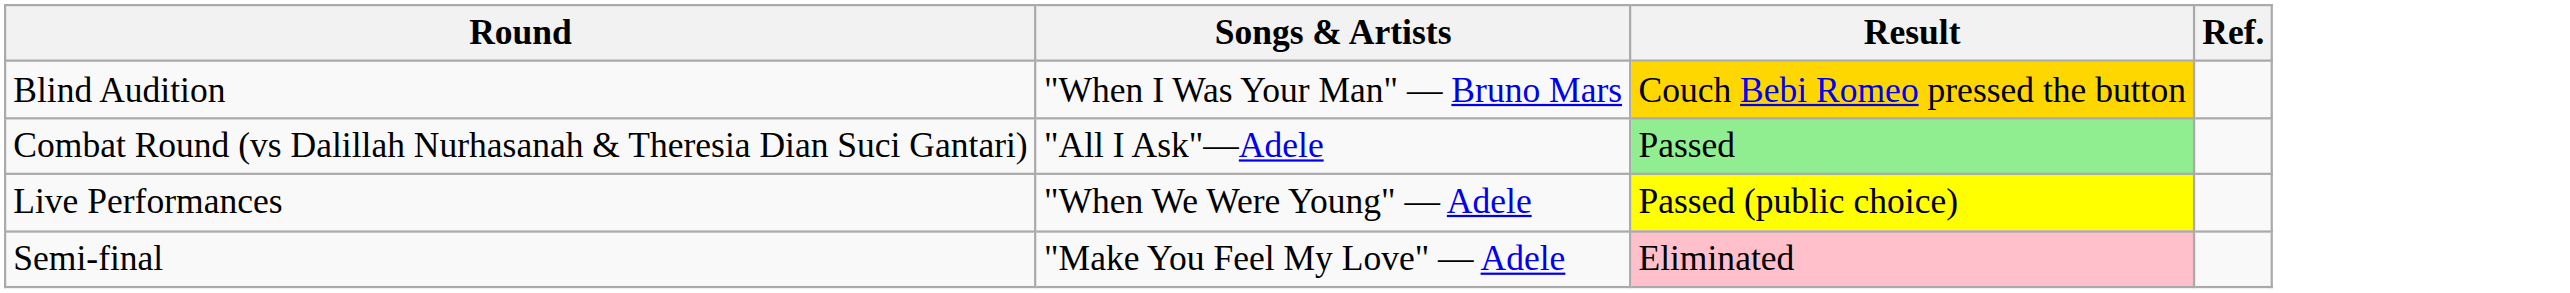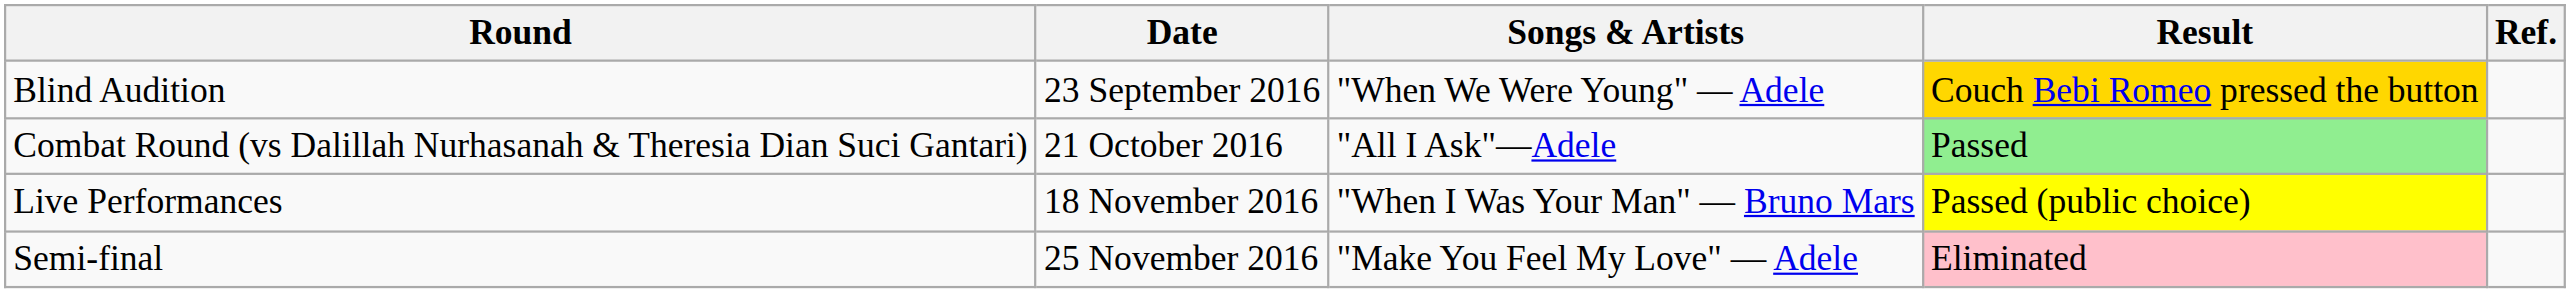+ column: (1182, 32)
(1333, 88) "When I Was Your Man" — Bruno Mars -> (1580, 88) "When We Were Young" — Adele
(1288, 201) "When We Were Young" — Adele -> (1626, 201) "When I Was Your Man" — Bruno Mars
